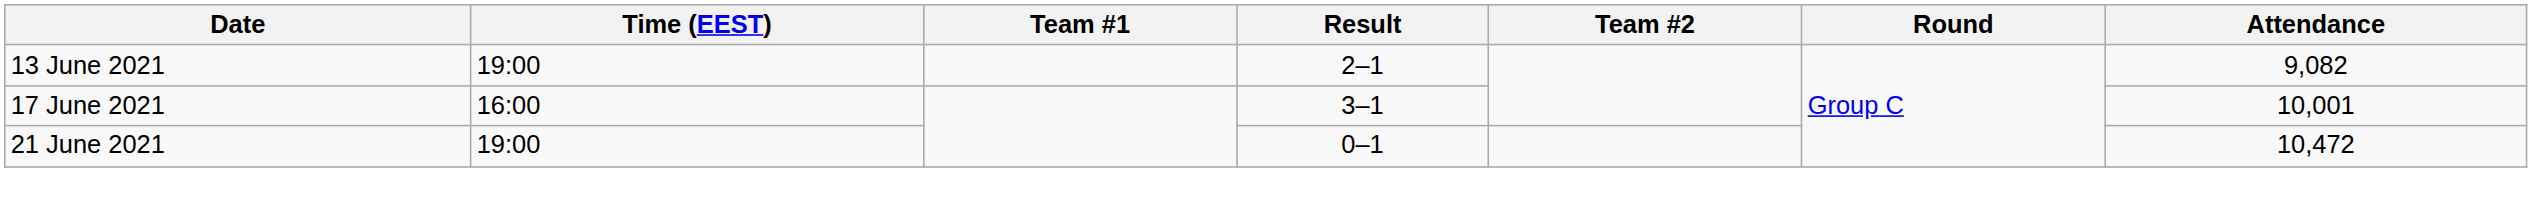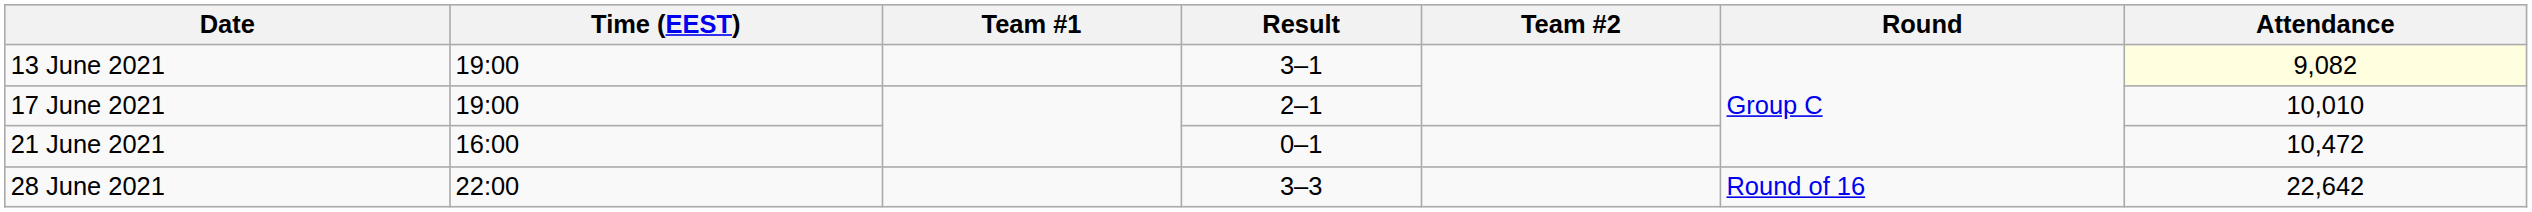(1363, 65) 2–1 -> (1301, 65) 3–1
(2316, 65) no background -> (2325, 65) lightyellow background
(508, 105) 16:00 -> (487, 105) 19:00
(1363, 105) 3–1 -> (1301, 105) 2–1
(2316, 105) 10,001 -> (2325, 105) 10,010
(508, 145) 19:00 -> (487, 145) 16:00
+ row: (88, 186)
